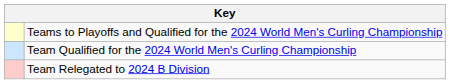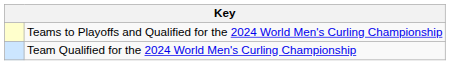- row: (118, 69)
